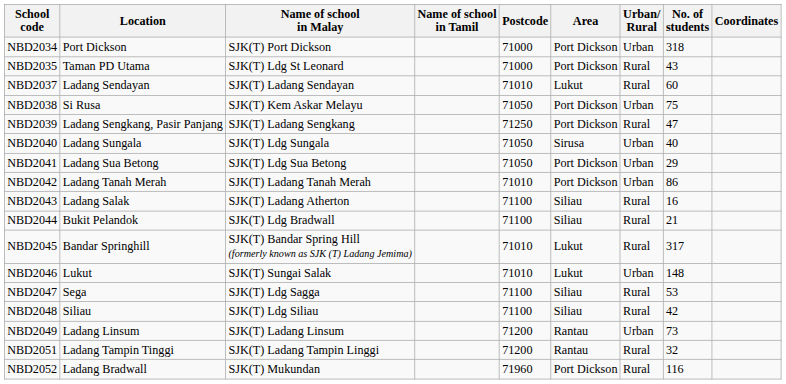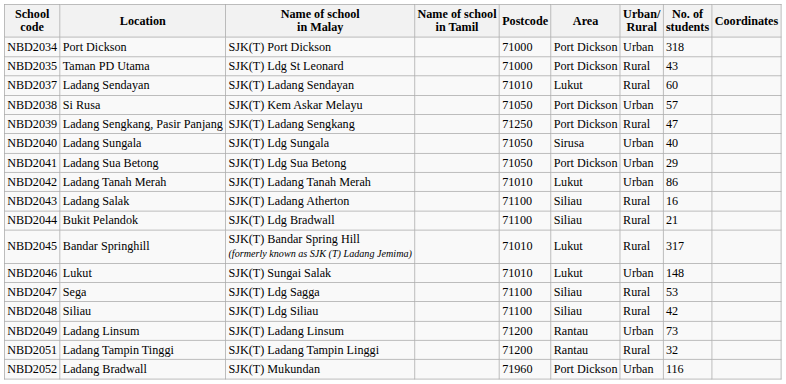(672, 104) 75 -> (672, 104) 57
(586, 182) Port Dickson -> (568, 182) Lukut
(637, 369) Rural -> (638, 369) Urban
